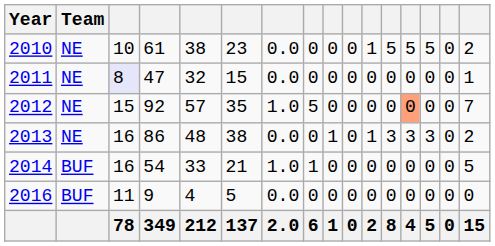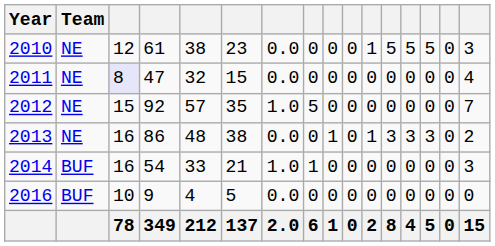(124, 49) 10 -> (124, 49) 12
(469, 49) 2 -> (469, 49) 3
(469, 78) 1 -> (469, 78) 4
(411, 108) lightsalmon background -> (411, 108) no background
(469, 167) 5 -> (469, 167) 3
(124, 196) 11 -> (124, 196) 10
